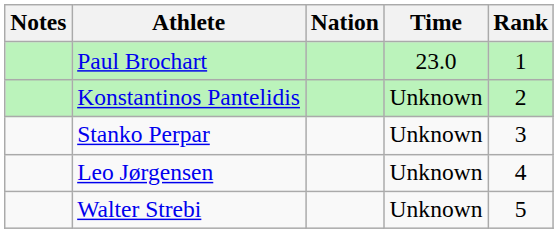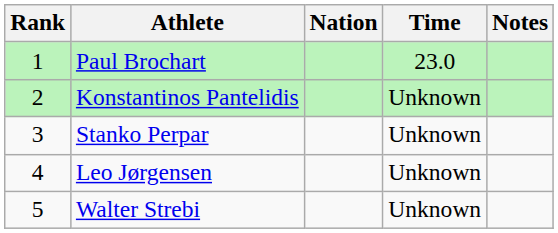columns swapped: (521, 23) <-> (38, 23)
